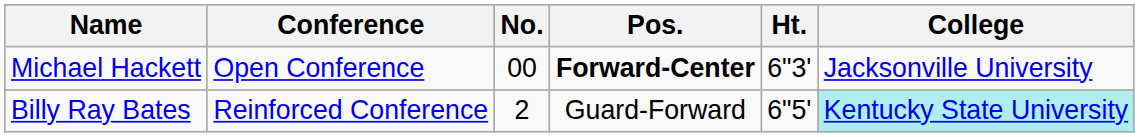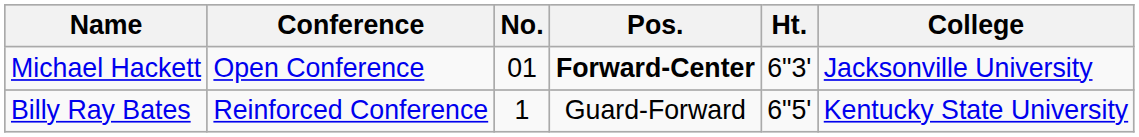(522, 68) 00 -> (522, 68) 01
(522, 110) 2 -> (522, 110) 1
(976, 110) paleturquoise background -> (976, 110) no background
